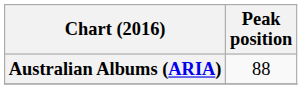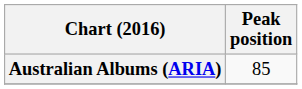(261, 68) 88 -> (261, 68) 85
